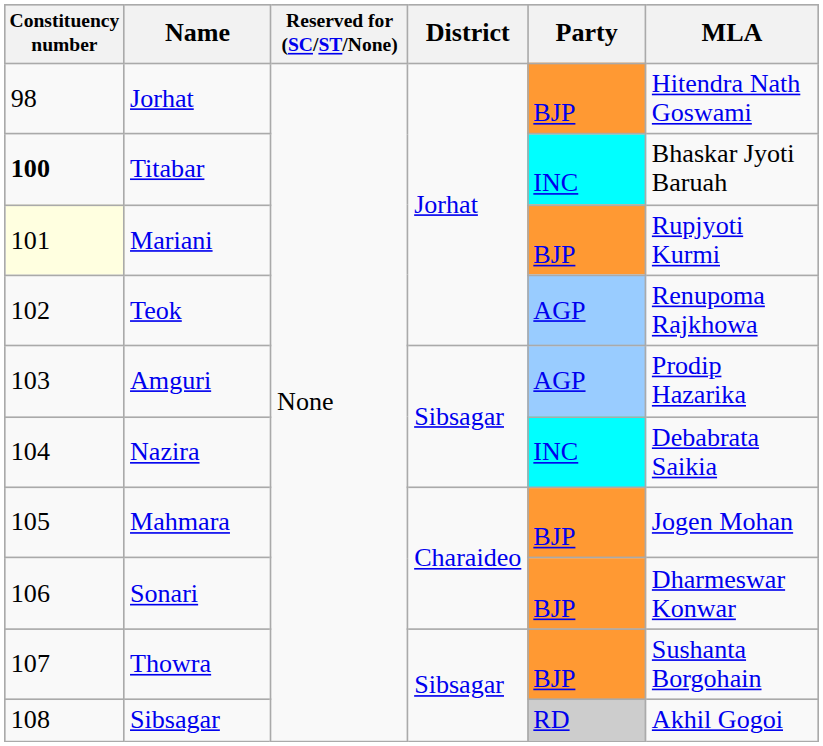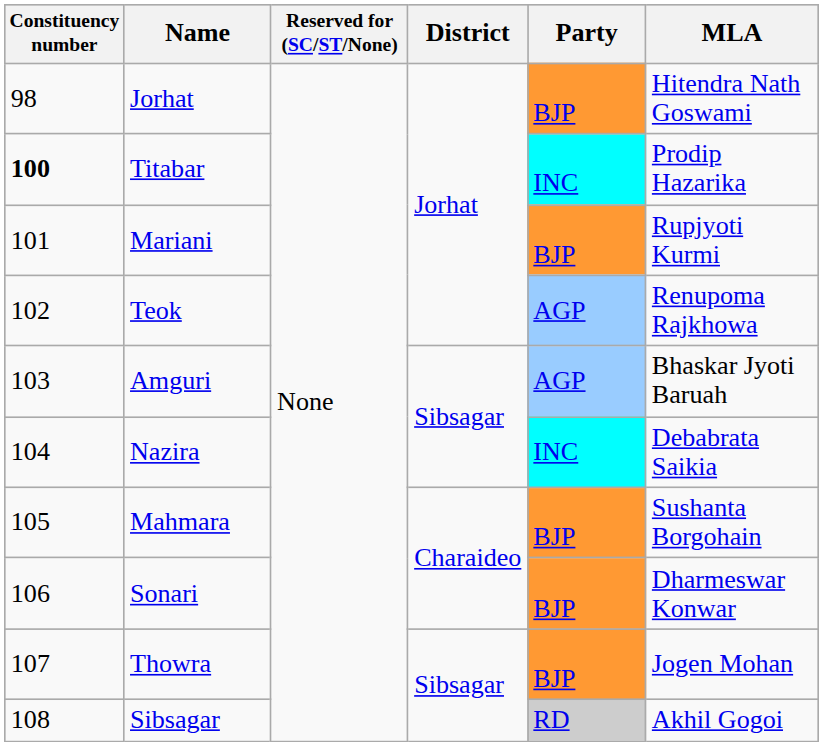(723, 168) Bhaskar Jyoti Baruah -> (699, 168) Prodip Hazarika
(30, 239) lightyellow background -> (30, 239) no background
(699, 380) Prodip Hazarika -> (723, 380) Bhaskar Jyoti Baruah
(722, 522) Jogen Mohan -> (707, 522) Sushanta Borgohain
(707, 663) Sushanta Borgohain -> (722, 663) Jogen Mohan
